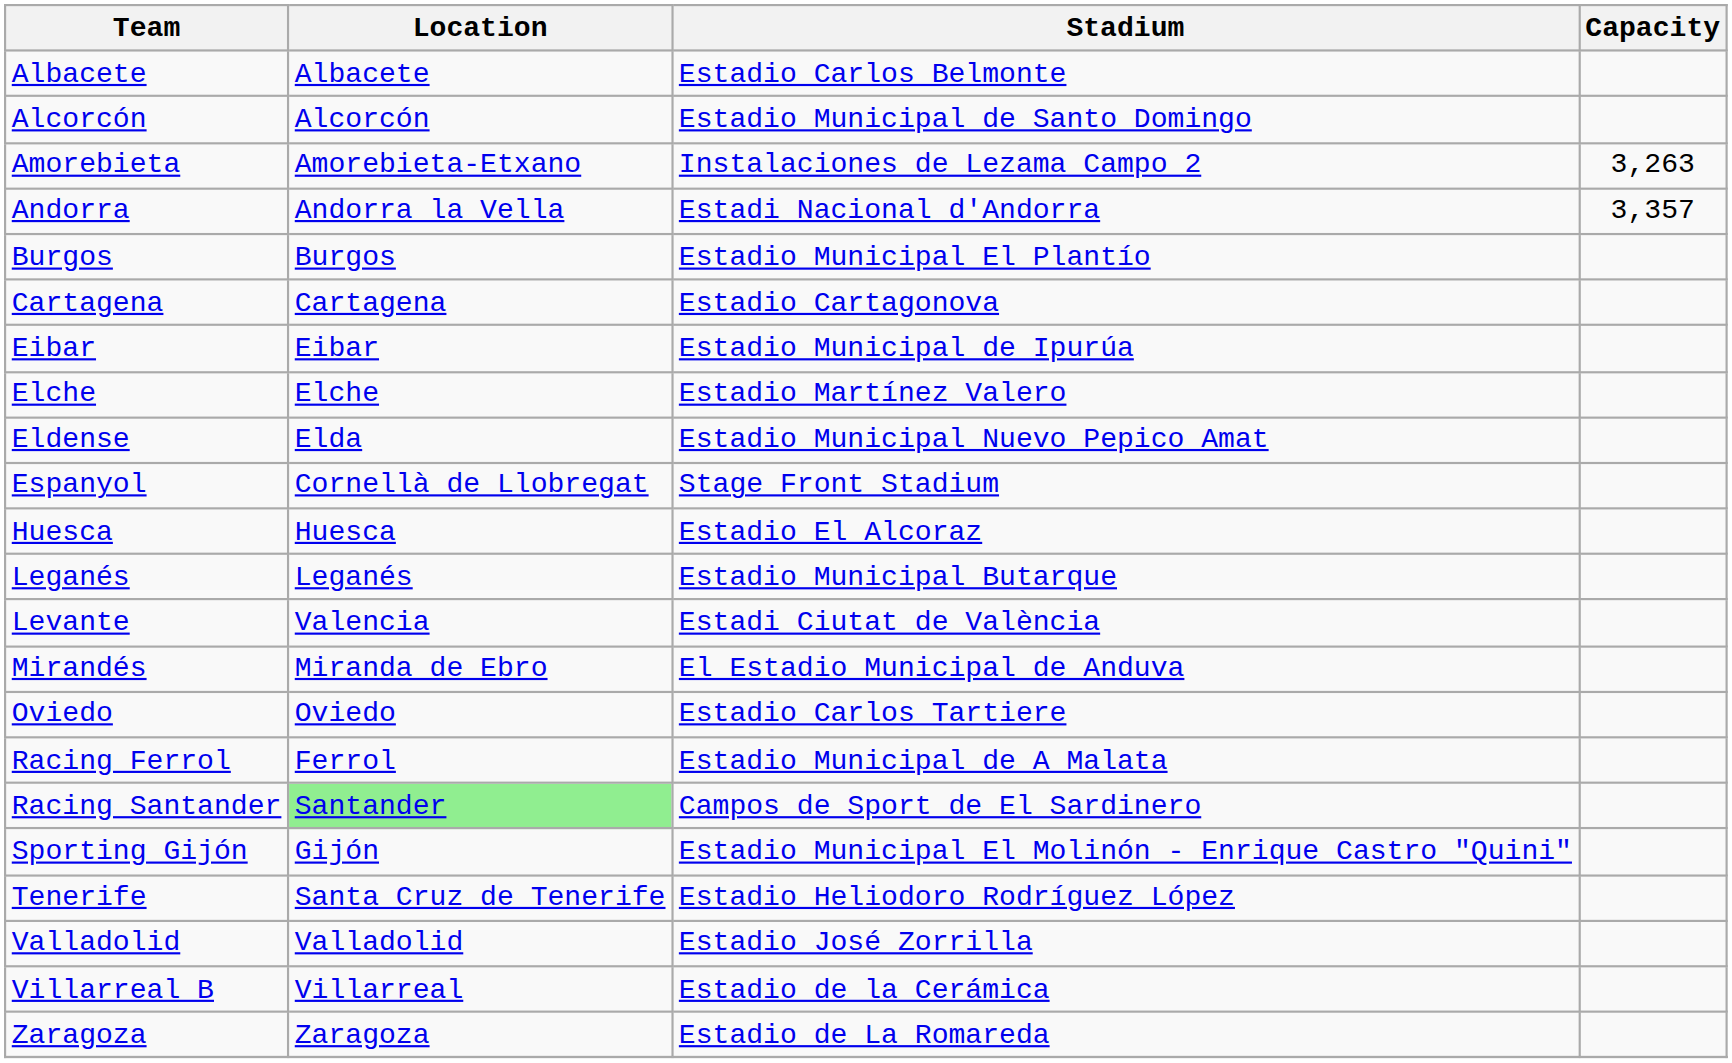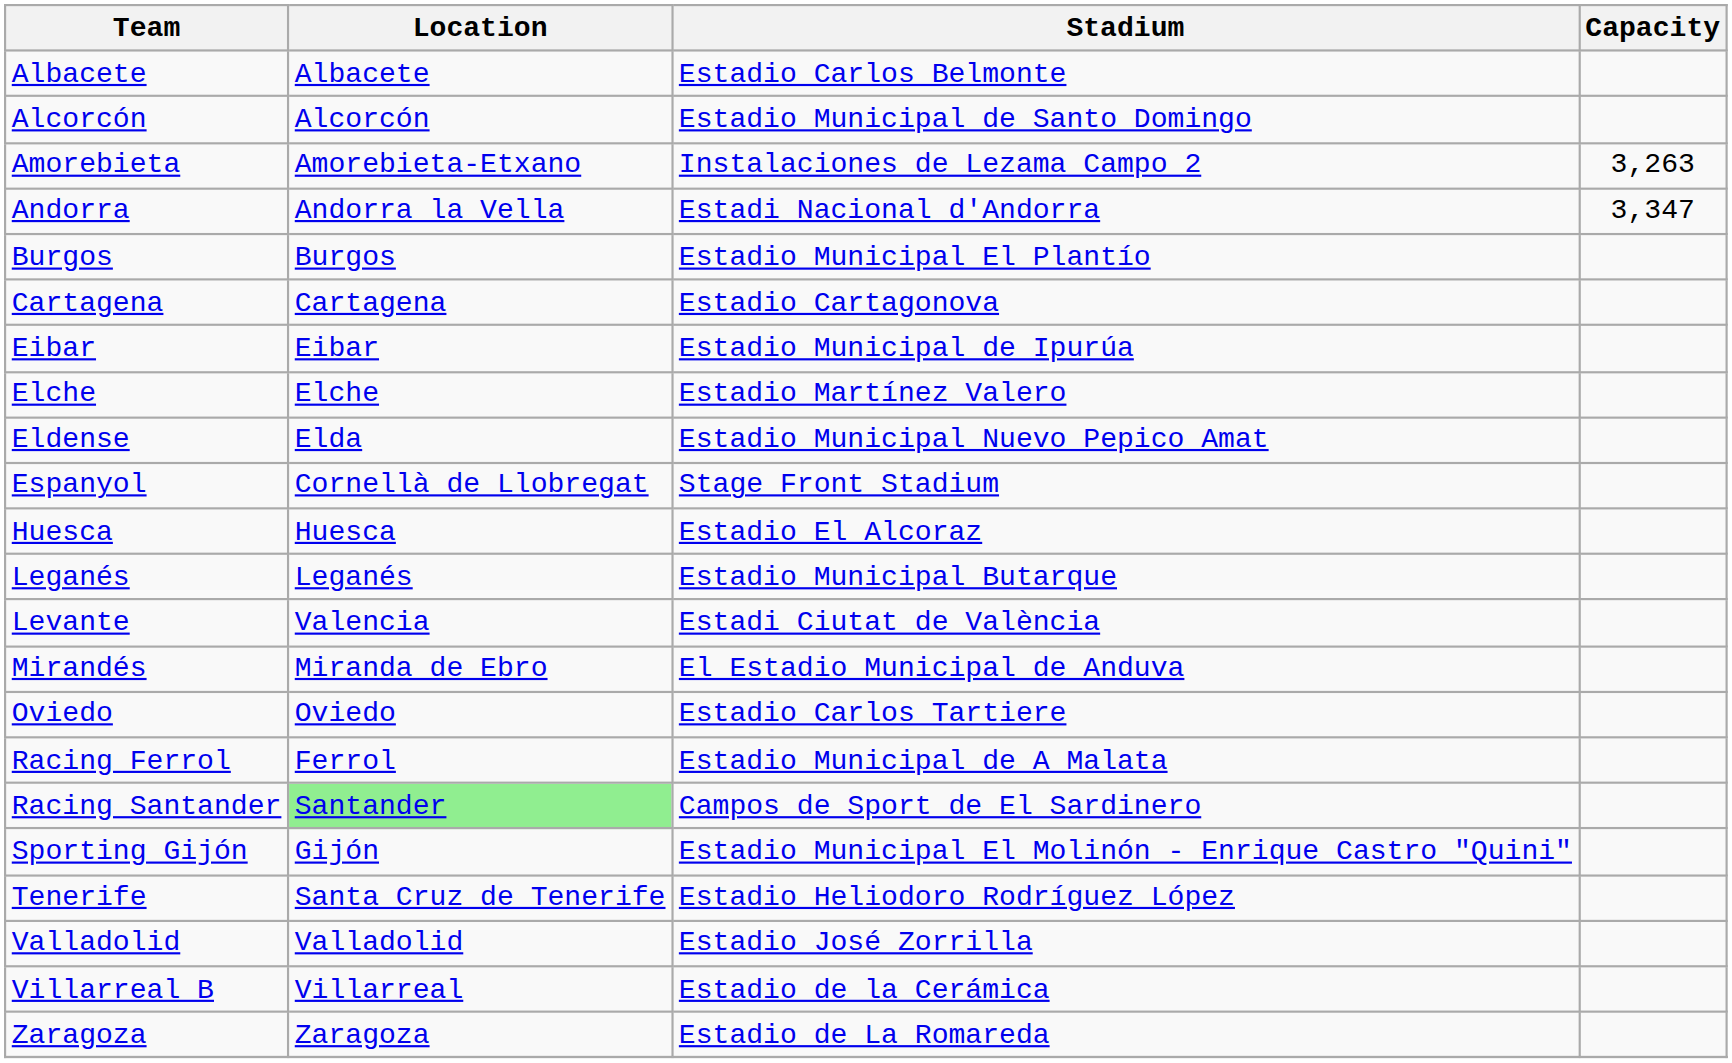(1653, 211) 3,357 -> (1653, 211) 3,347
